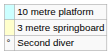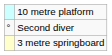rows swapped: (61, 27) <-> (46, 43)
